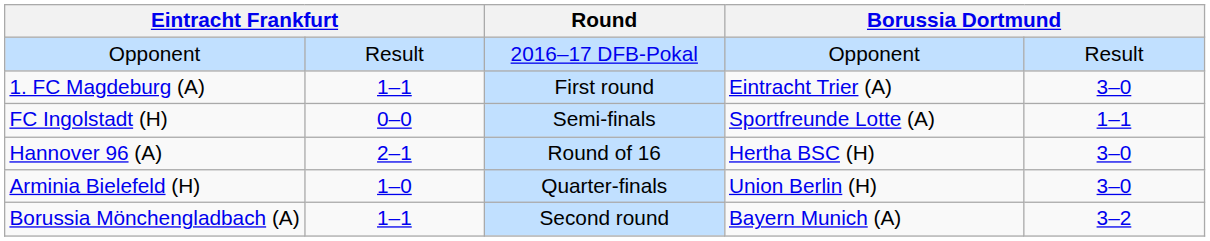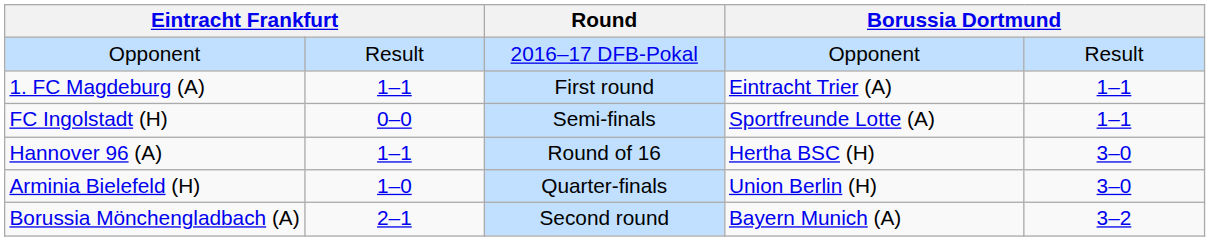(1114, 86) 3–0 -> (1114, 86) 1–1
(394, 152) 2–1 -> (394, 152) 1–1
(394, 218) 1–1 -> (394, 218) 2–1
